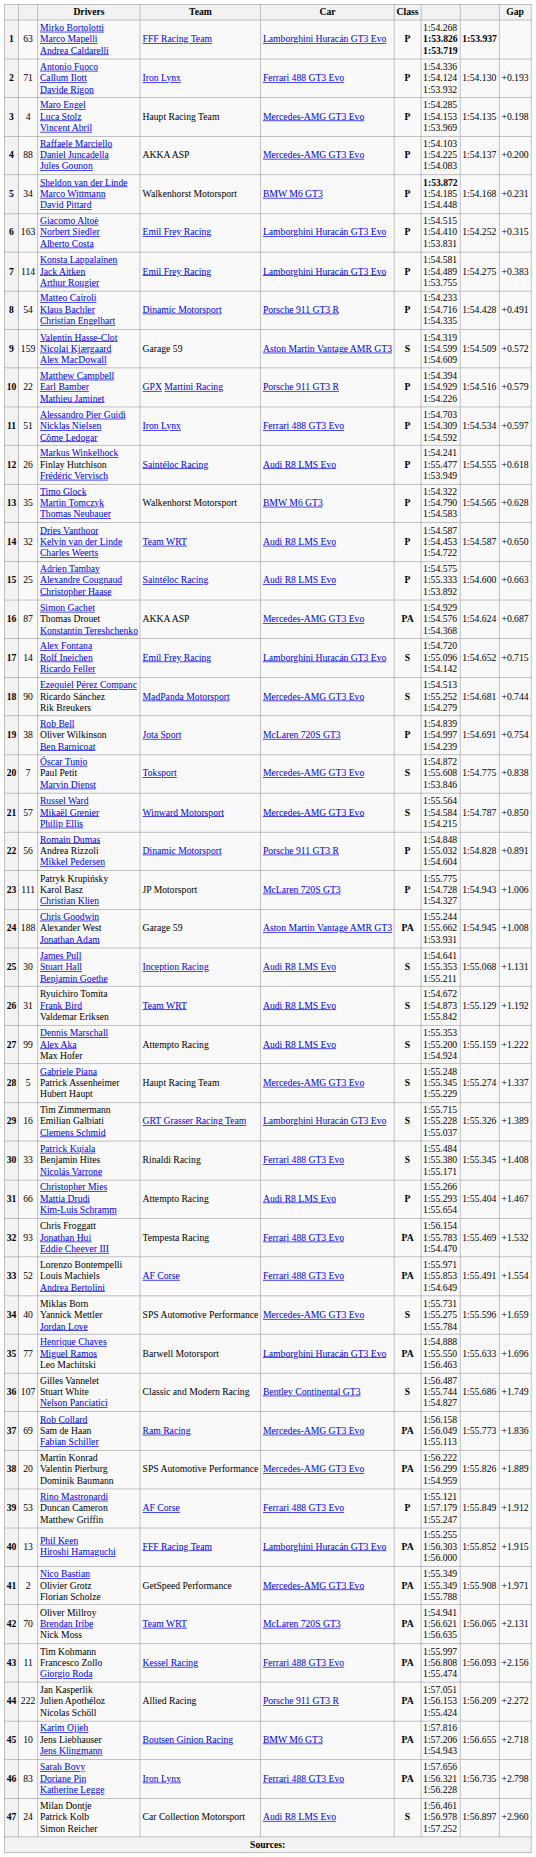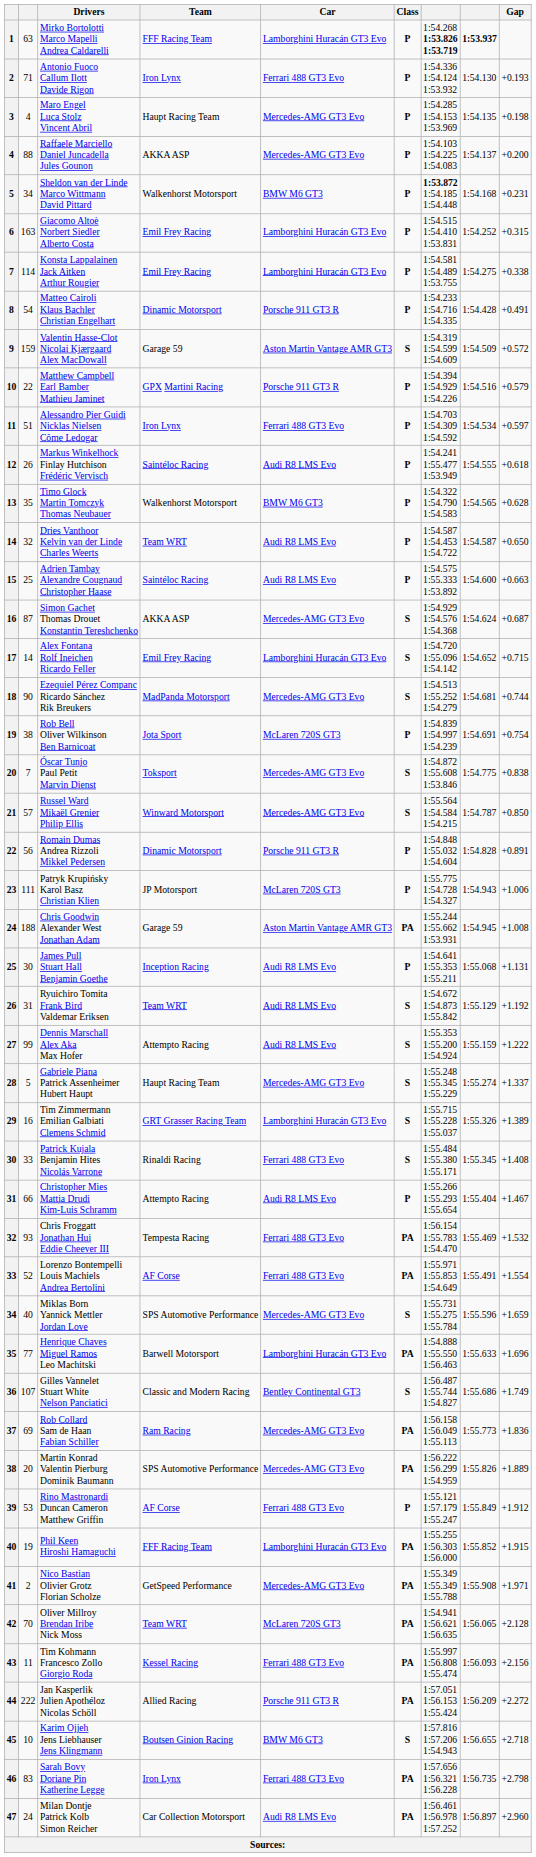(515, 271) +0.383 -> (515, 271) +0.338
(408, 619) PA -> (408, 619) S
(408, 966) S -> (408, 966) P
(28, 1546) 13 -> (28, 1546) 19
(515, 1624) +2.131 -> (515, 1624) +2.128
(408, 1739) PA -> (408, 1739) S
(408, 1817) S -> (408, 1817) PA
